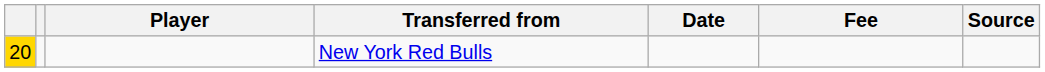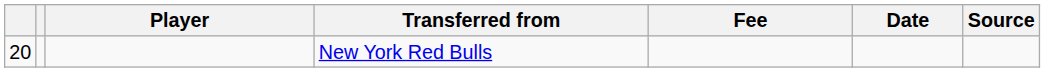columns swapped: (861, 20) <-> (704, 20)
(20, 52) gold background -> (20, 52) no background
